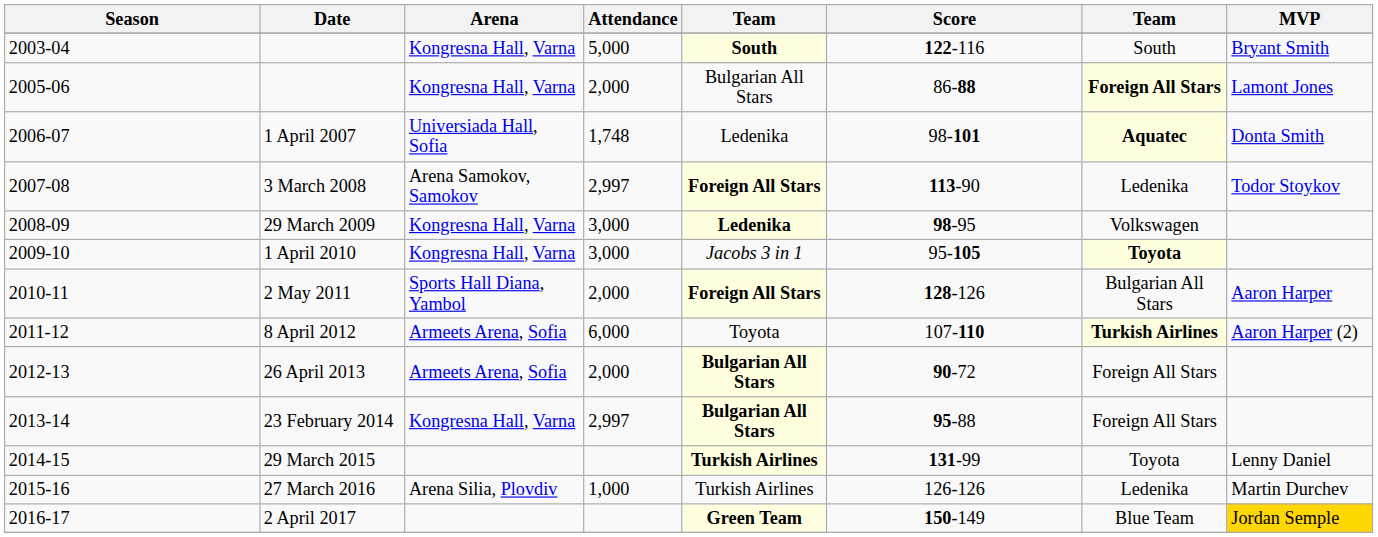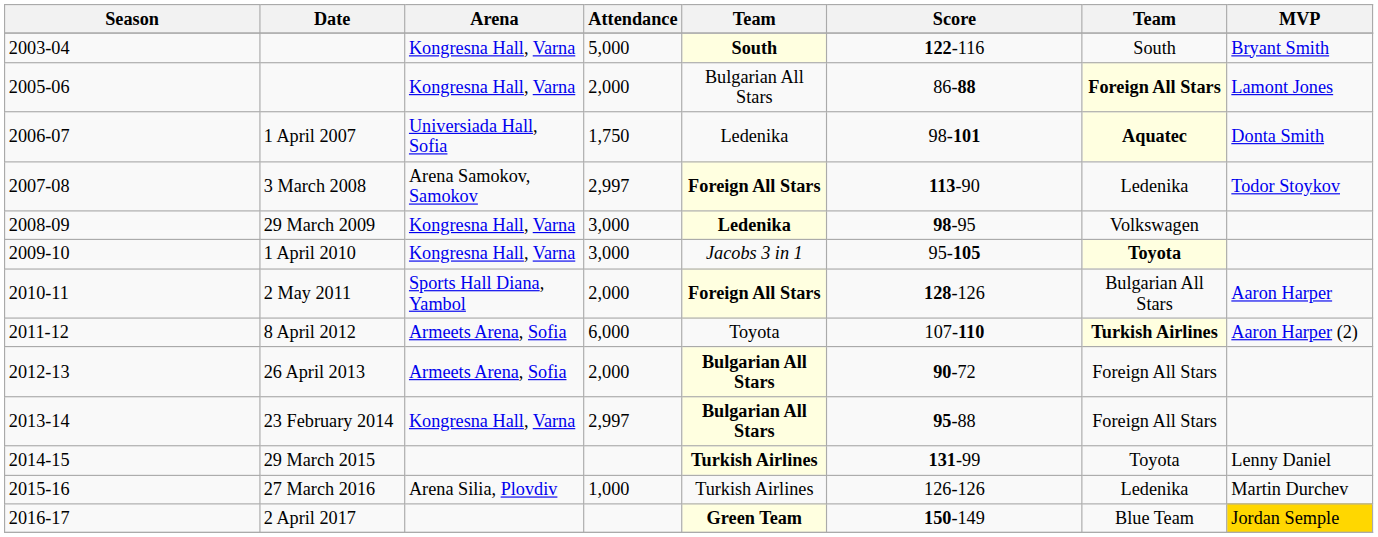(609, 136) 1,748 -> (609, 136) 1,750
